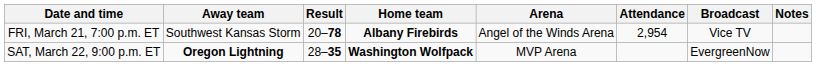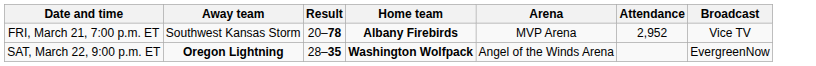- column: (792, 14)
(546, 33) Angel of the Winds Arena -> (546, 33) MVP Arena
(652, 33) 2,954 -> (652, 33) 2,952
(546, 52) MVP Arena -> (546, 52) Angel of the Winds Arena
